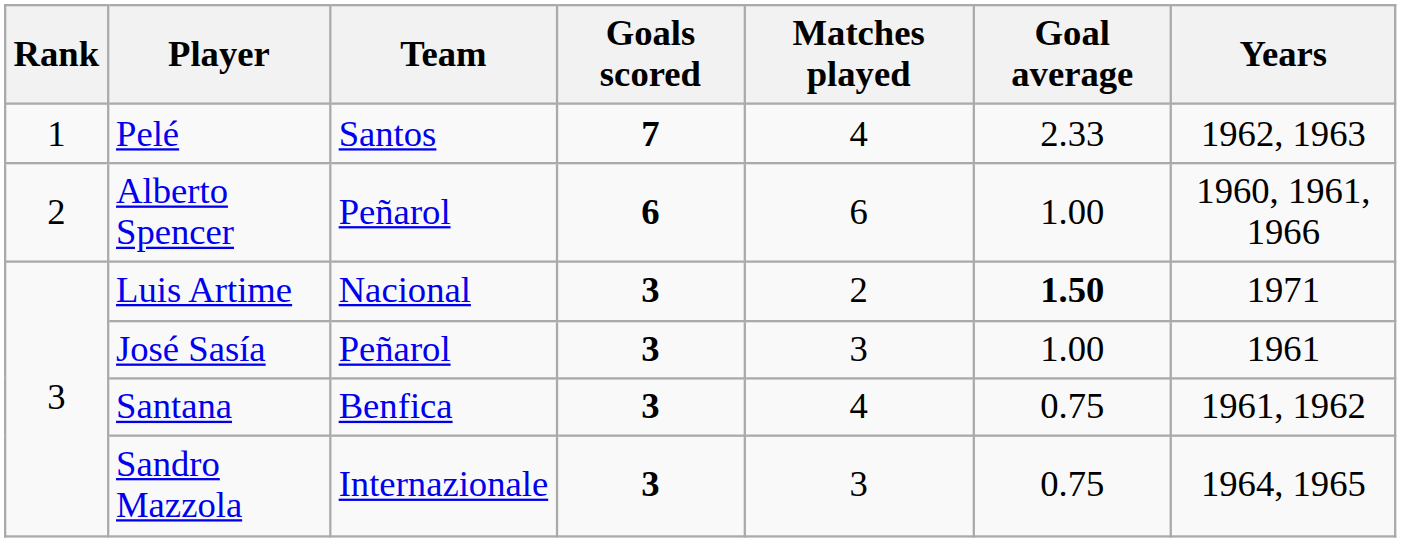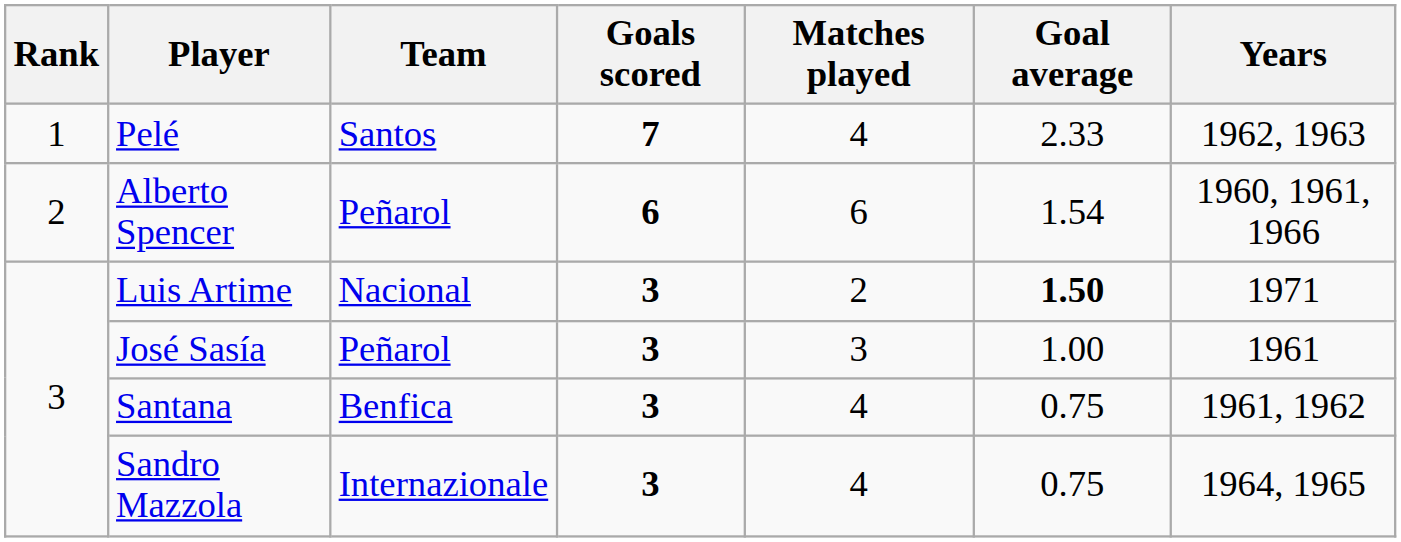(1072, 211) 1.00 -> (1072, 211) 1.54
(859, 485) 3 -> (859, 485) 4
